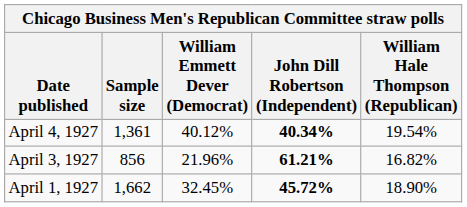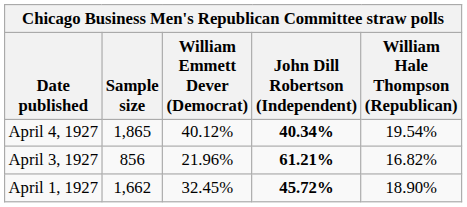(132, 132) 1,361 -> (132, 132) 1,865
